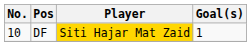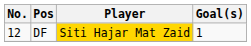(14, 32) 10 -> (14, 32) 12
